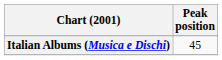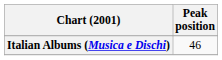(195, 45) 45 -> (195, 45) 46
